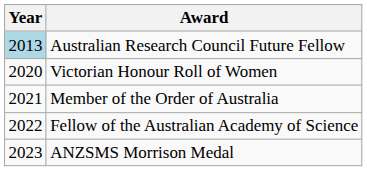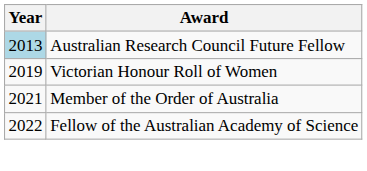(25, 71) 2020 -> (25, 71) 2019
- row: (142, 152)
